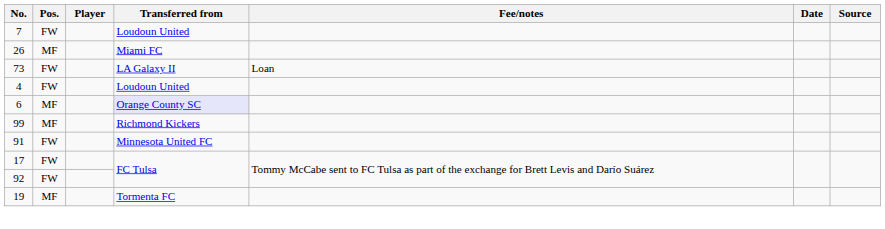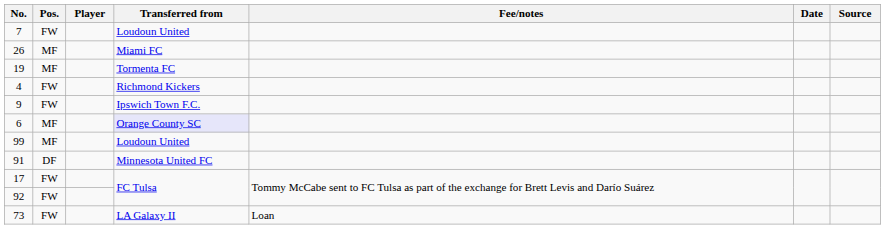rows swapped: (19, 196) <-> (19, 68)
(153, 87) Loudoun United -> (158, 87) Richmond Kickers
+ row: (19, 105)
(158, 123) Richmond Kickers -> (153, 141) Loudoun United
(49, 141) FW -> (49, 160) DF
